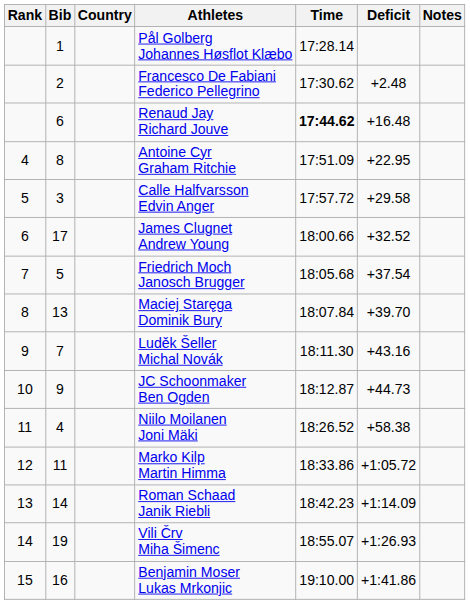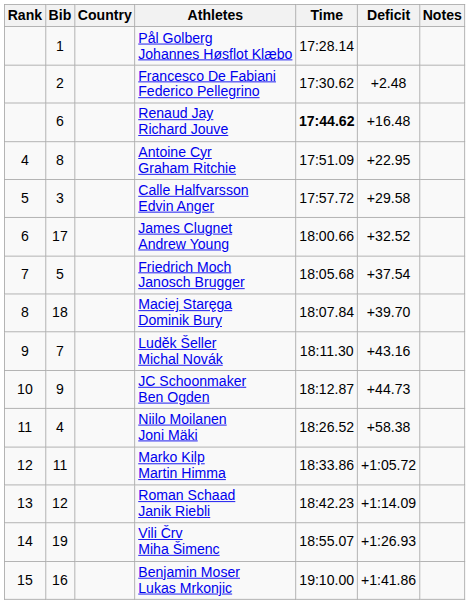(60, 313) 13 -> (60, 313) 18
(60, 503) 14 -> (60, 503) 12
